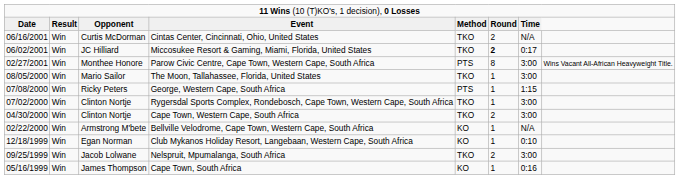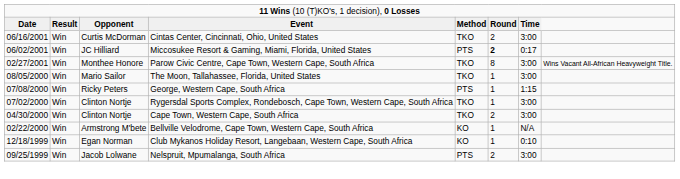(528, 37) N/A -> (528, 37) 3:00
(466, 50) TKO -> (465, 50) PTS
(465, 63) PTS -> (465, 63) TKO
(466, 155) TKO -> (465, 155) PTS
- row: (196, 168)
